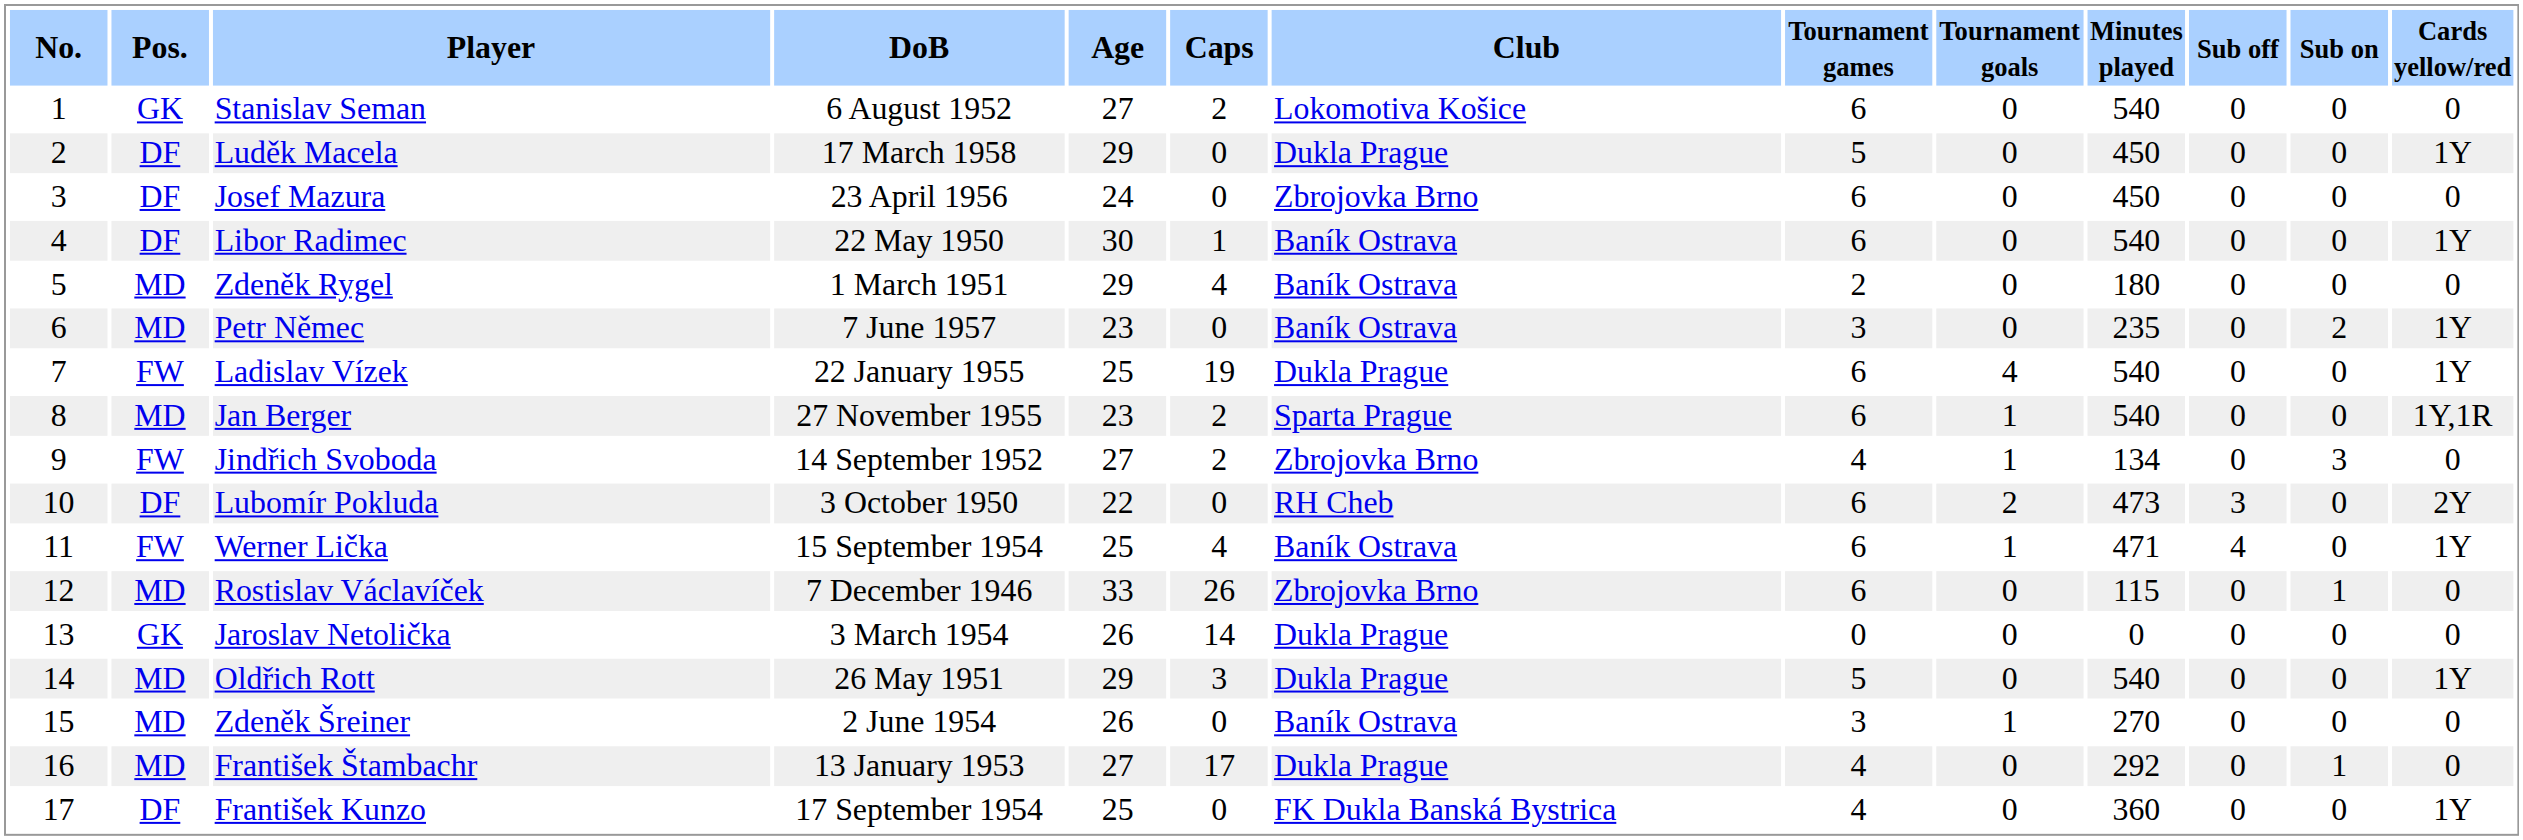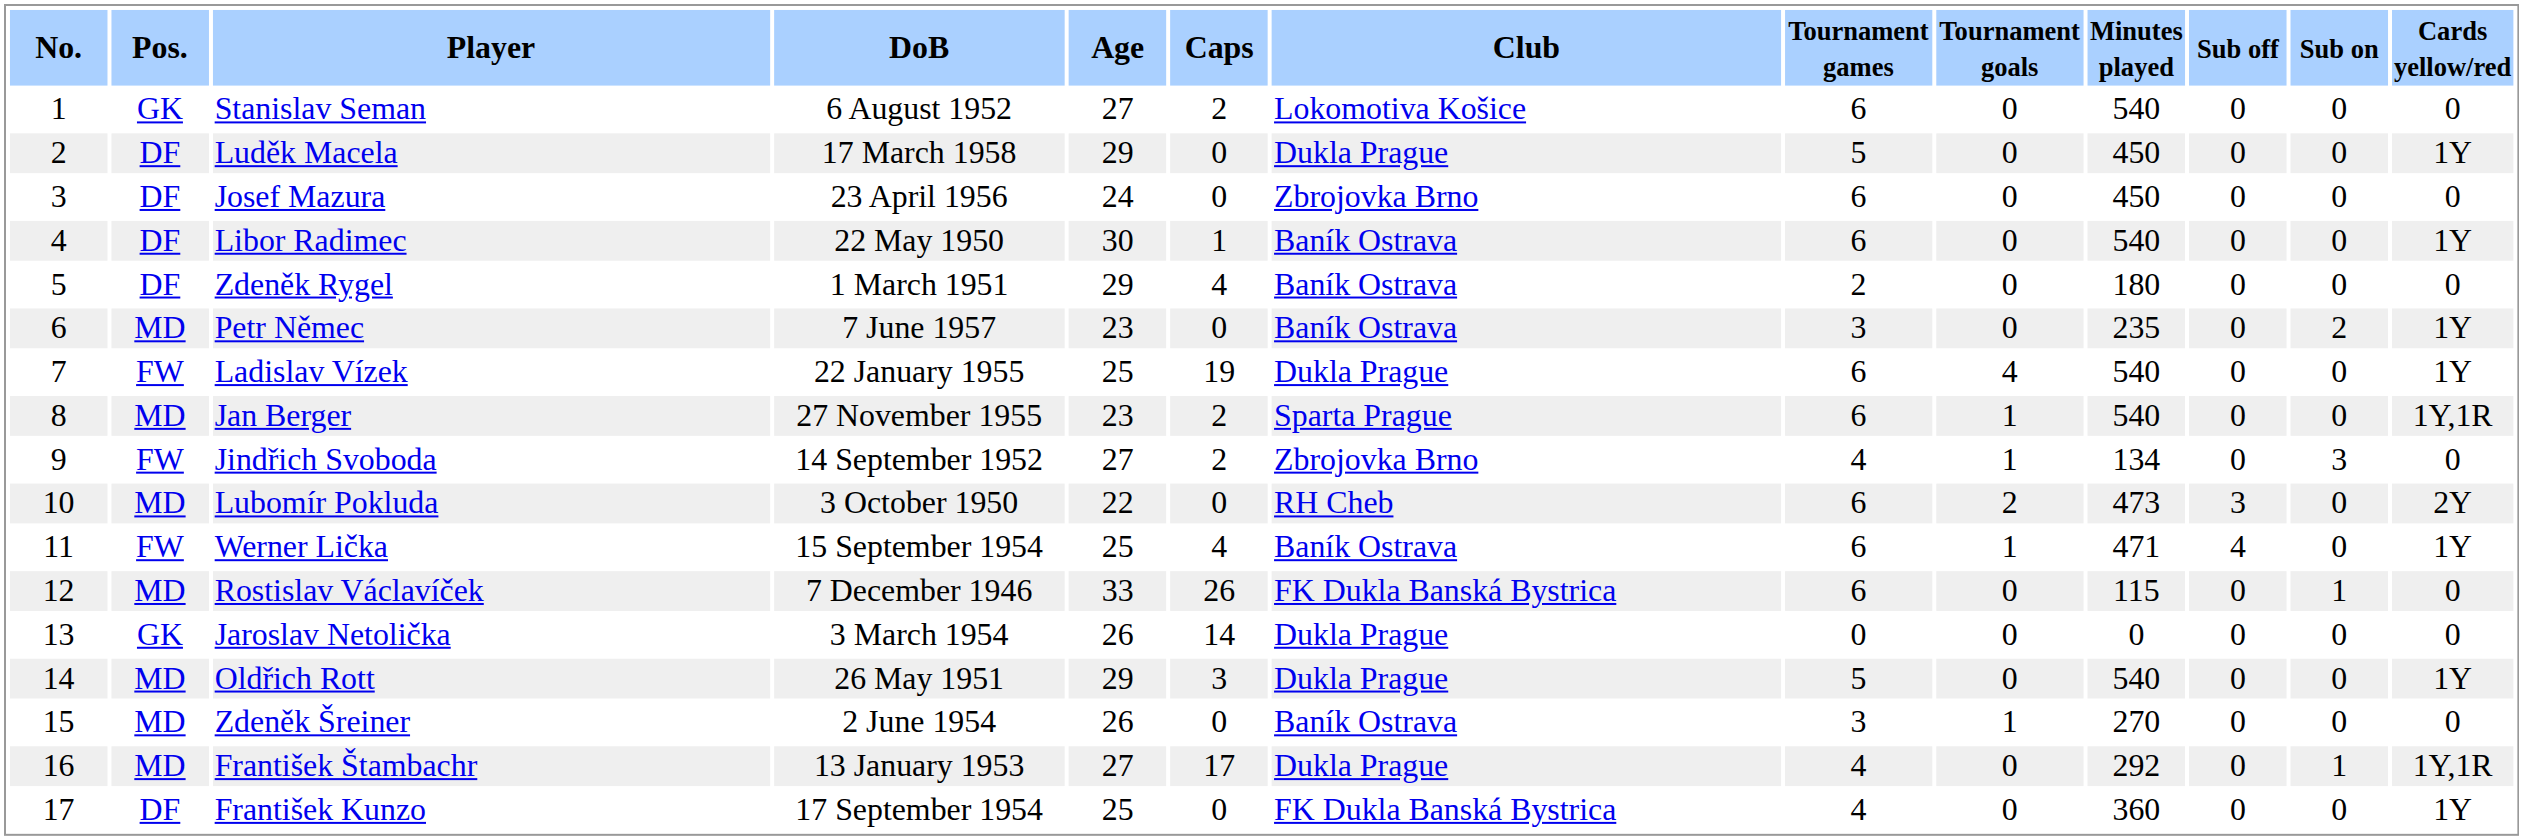(160, 284) MD -> (160, 284) DF
(160, 502) DF -> (160, 502) MD
(1376, 590) Zbrojovka Brno -> (1445, 590) FK Dukla Banská Bystrica
(2453, 765) 0 -> (2453, 765) 1Y,1R
